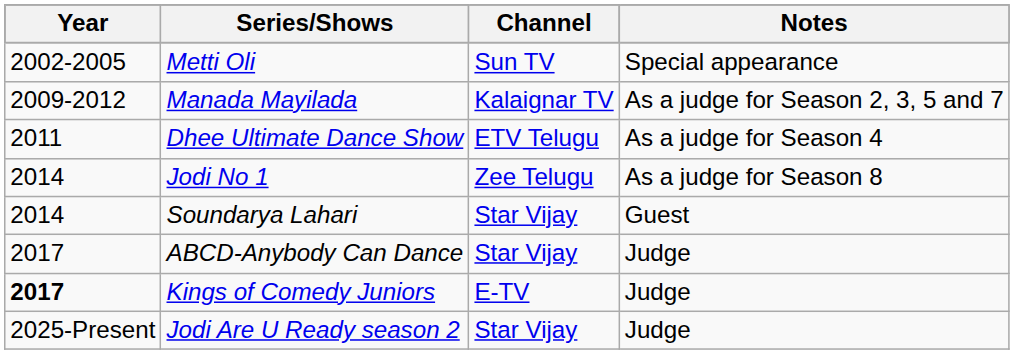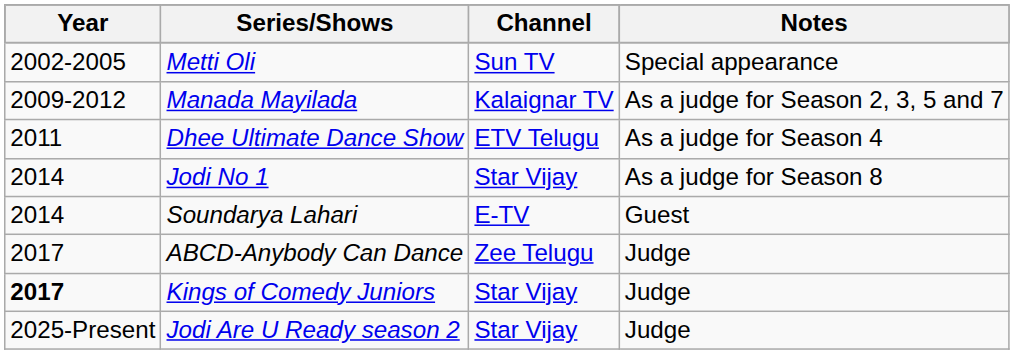(534, 176) Zee Telugu -> (526, 176) Star Vijay
(526, 215) Star Vijay -> (502, 215) E-TV
(526, 253) Star Vijay -> (534, 253) Zee Telugu
(502, 291) E-TV -> (526, 291) Star Vijay
